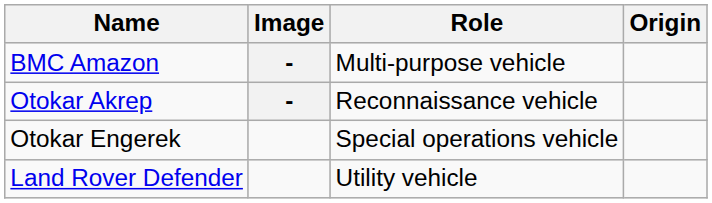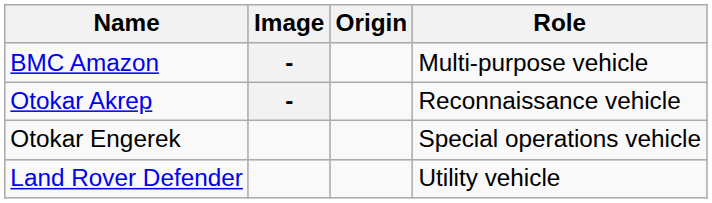columns swapped: (665, 23) <-> (477, 23)
